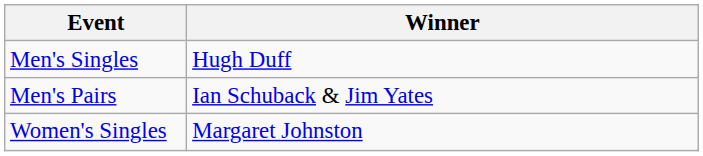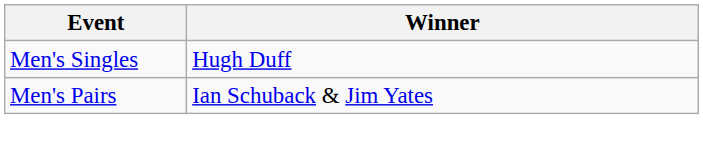- row: (88, 131)
